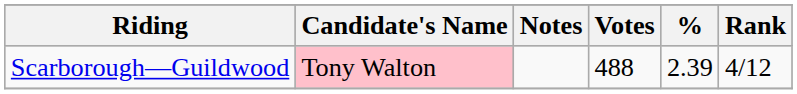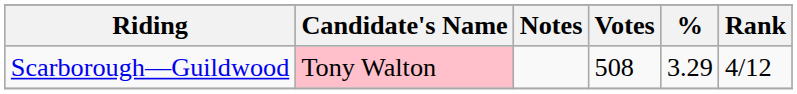(614, 66) 488 -> (614, 66) 508
(690, 66) 2.39 -> (690, 66) 3.29
